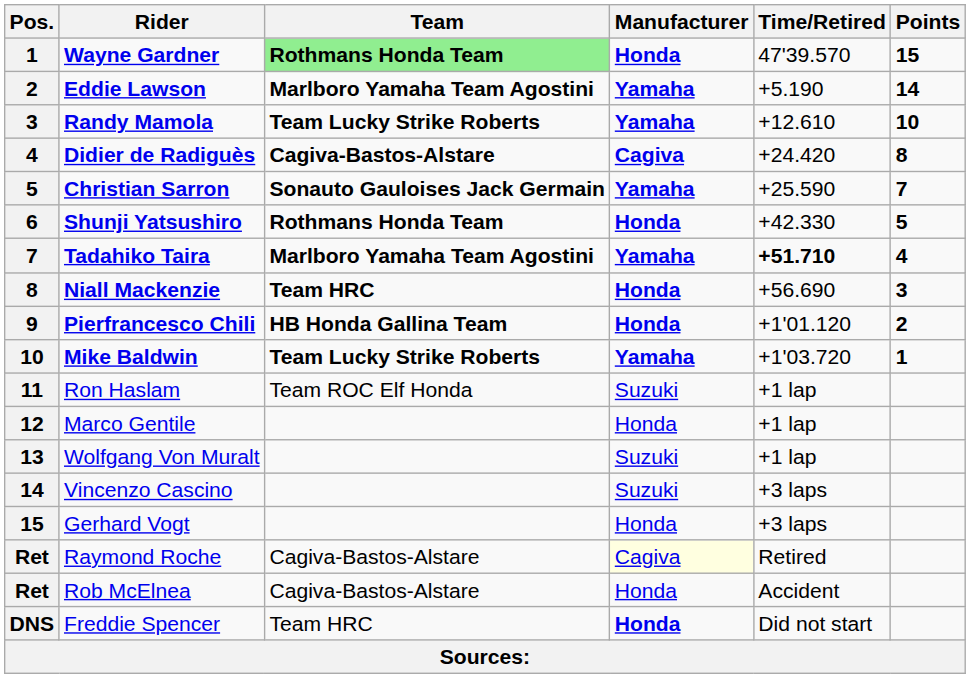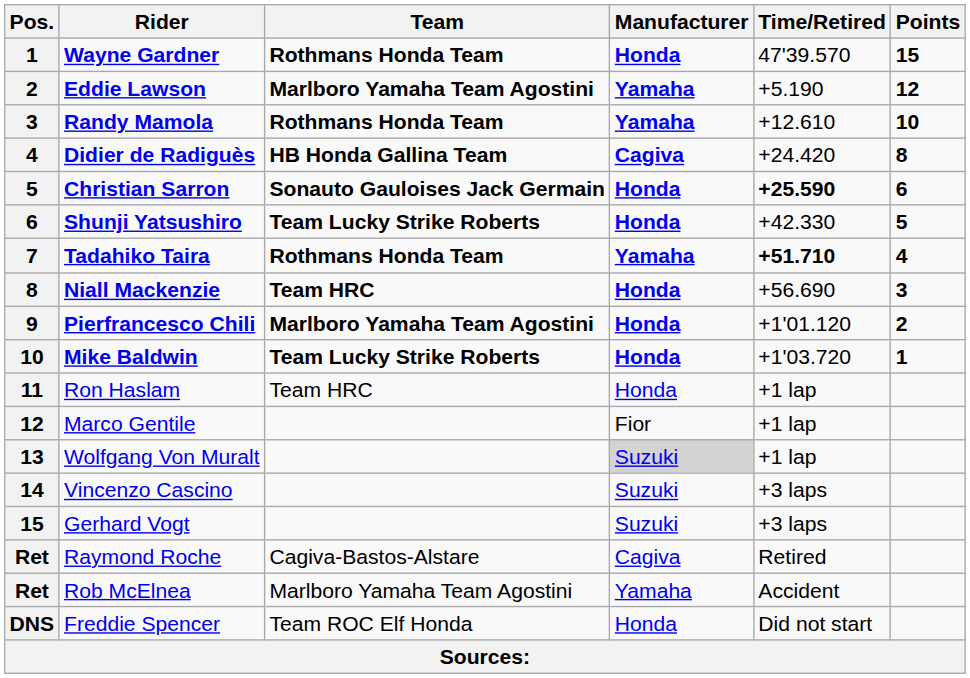(387, 55) lightgreen background -> (387, 55) no background
(907, 88) 14 -> (907, 88) 12
(405, 122) Team Lucky Strike Roberts -> (387, 122) Rothmans Honda Team
(382, 155) Cagiva-Bastos-Alstare -> (388, 155) HB Honda Gallina Team
(655, 189) Yamaha -> (648, 189) Honda
(797, 189) normal -> (797, 189) bold
(902, 189) 7 -> (902, 189) 6
(387, 222) Rothmans Honda Team -> (405, 222) Team Lucky Strike Roberts
(432, 256) Marlboro Yamaha Team Agostini -> (387, 256) Rothmans Honda Team
(388, 323) HB Honda Gallina Team -> (432, 323) Marlboro Yamaha Team Agostini
(655, 356) Yamaha -> (648, 356) Honda
(371, 390) Team ROC Elf Honda -> (321, 390) Team HRC
(646, 390) Suzuki -> (646, 390) Honda
(646, 423) Honda -> (633, 423) Fior
(646, 456) no background -> (646, 456) lightgrey background
(646, 523) Honda -> (646, 523) Suzuki
(648, 557) lightyellow background -> (648, 557) no background
(374, 590) Cagiva-Bastos-Alstare -> (421, 590) Marlboro Yamaha Team Agostini
(646, 590) Honda -> (653, 590) Yamaha
(321, 624) Team HRC -> (371, 624) Team ROC Elf Honda
(648, 624) bold -> (646, 624) normal
